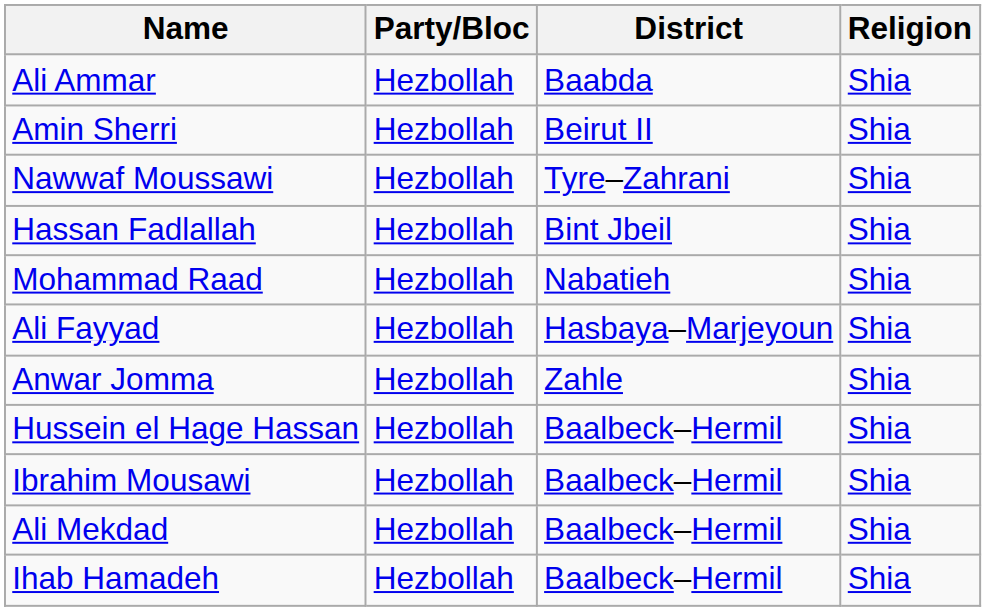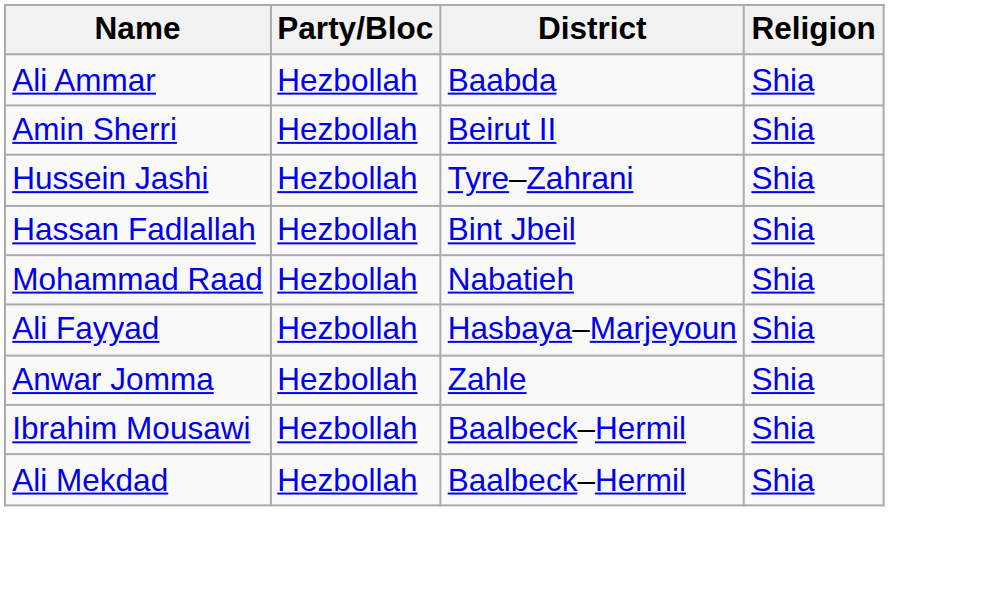- row: (143, 179)
+ row: (110, 179)
- row: (186, 429)
- row: (116, 579)
